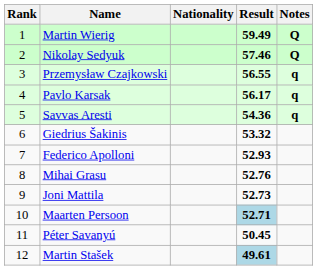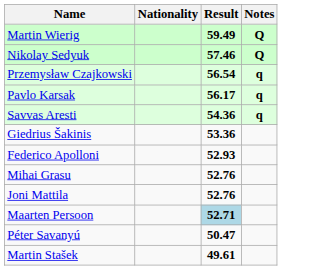- column: (22, 14)
(257, 74) 56.55 -> (221, 74) 56.54
(257, 134) 53.32 -> (221, 134) 53.36
(257, 194) 52.73 -> (221, 194) 52.76
(257, 235) 50.45 -> (221, 235) 50.47
(257, 255) lightblue background -> (221, 255) no background
